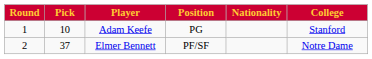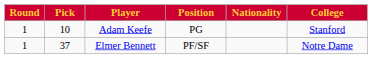(24, 45) 2 -> (24, 45) 1
